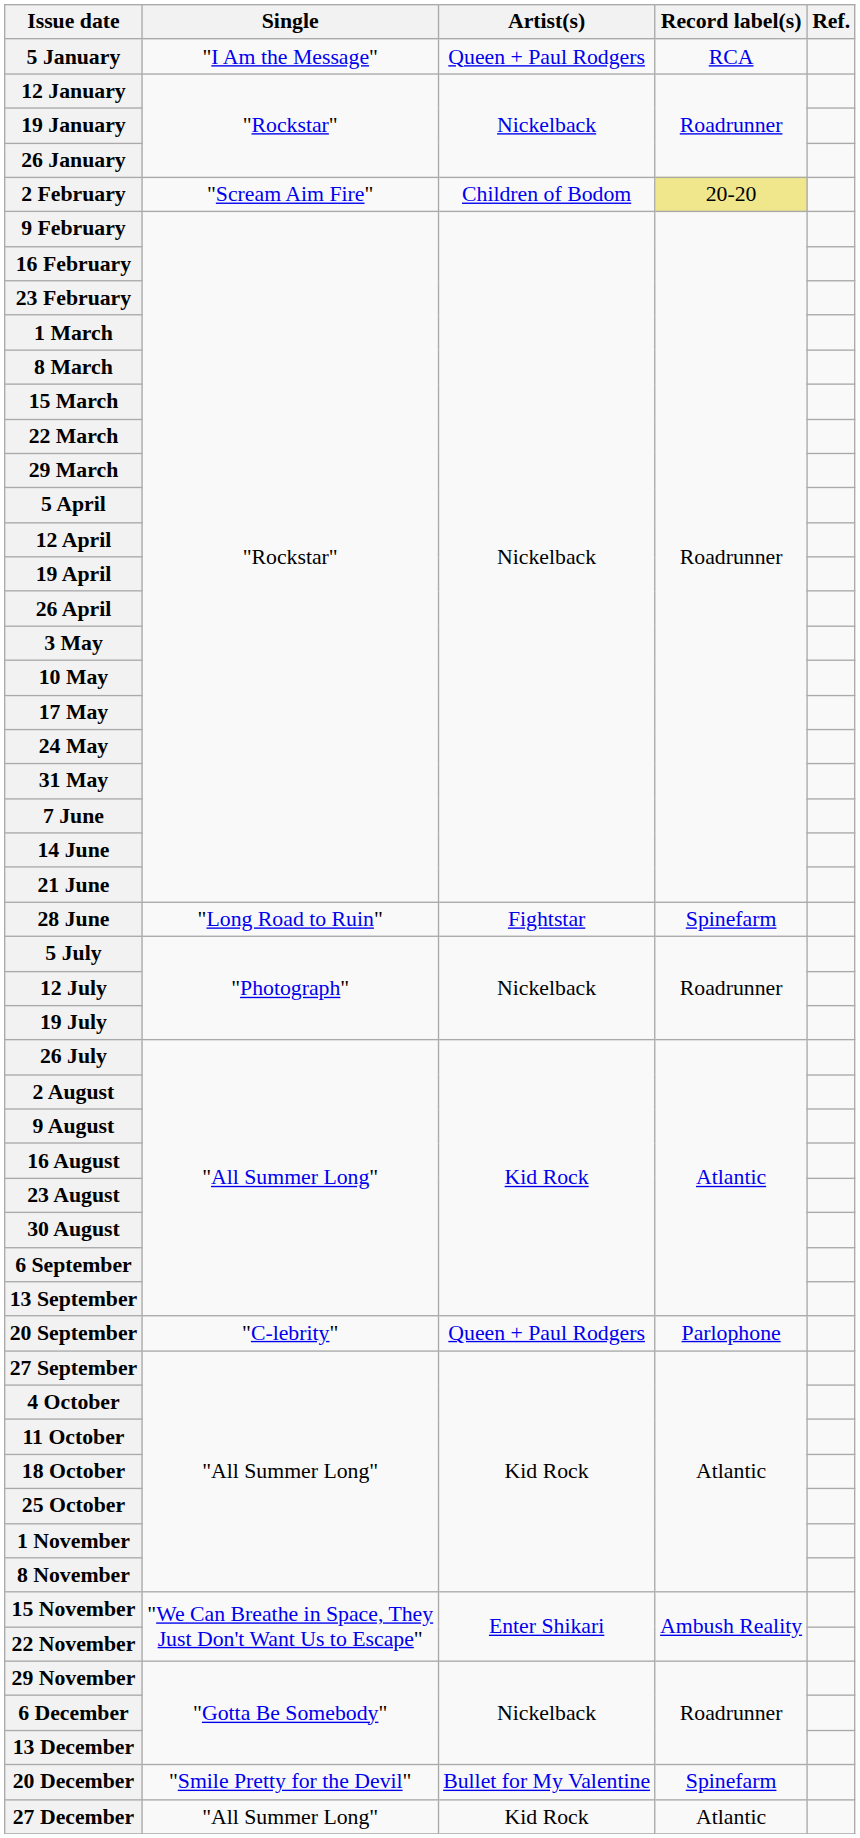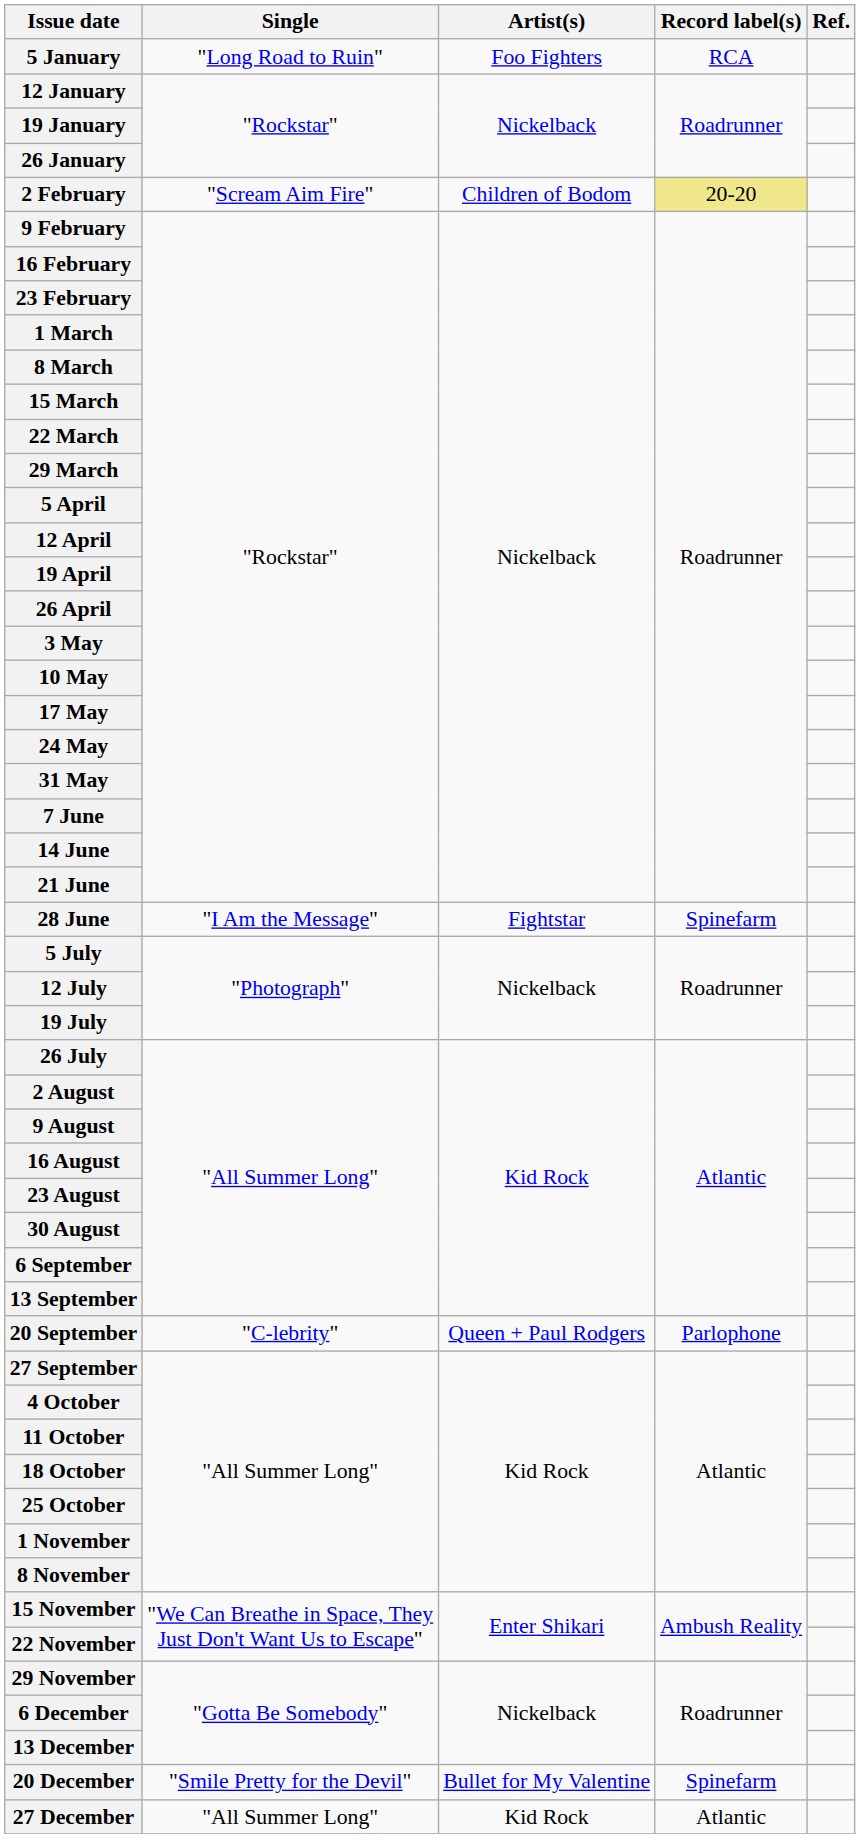(290, 56) "I Am the Message" -> (290, 56) "Long Road to Ruin"
(547, 56) Queen + Paul Rodgers -> (547, 56) Foo Fighters
(290, 919) "Long Road to Ruin" -> (290, 919) "I Am the Message"
